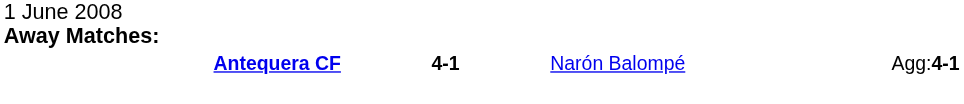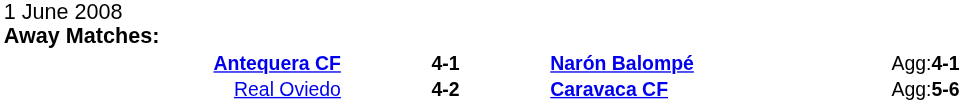(618, 63) normal -> (622, 63) bold
+ row: (287, 89)
